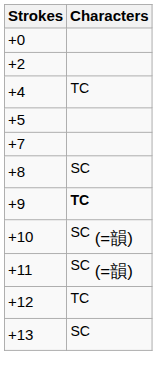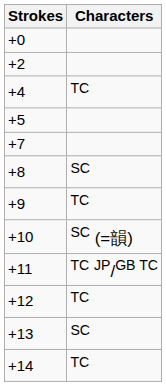(80, 204) bold -> (80, 200) normal
(102, 269) SC (=韻) -> (114, 269) TC JP/GB TC
+ row: (21, 365)
